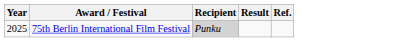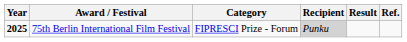+ column: (246, 12)
(17, 28) normal -> (17, 28) bold
